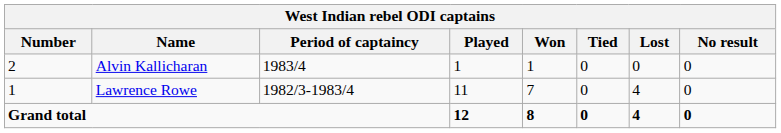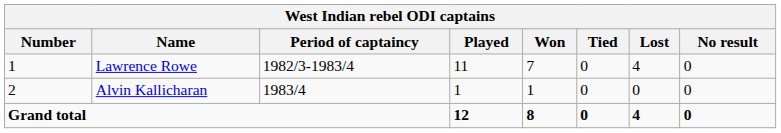rows swapped: (146, 90) <-> (152, 66)
